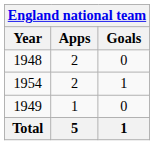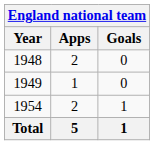rows swapped: (28, 106) <-> (28, 83)
